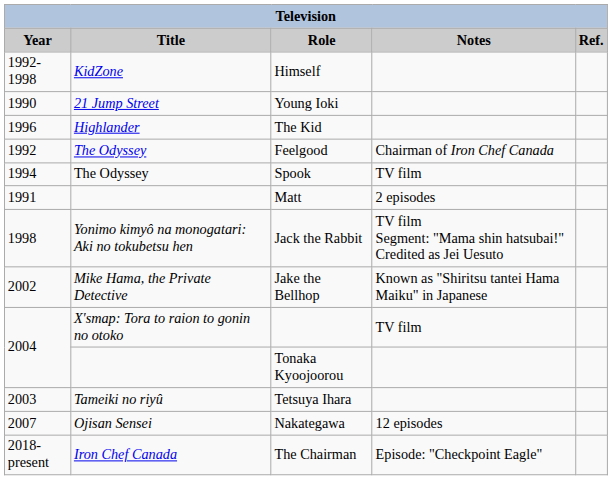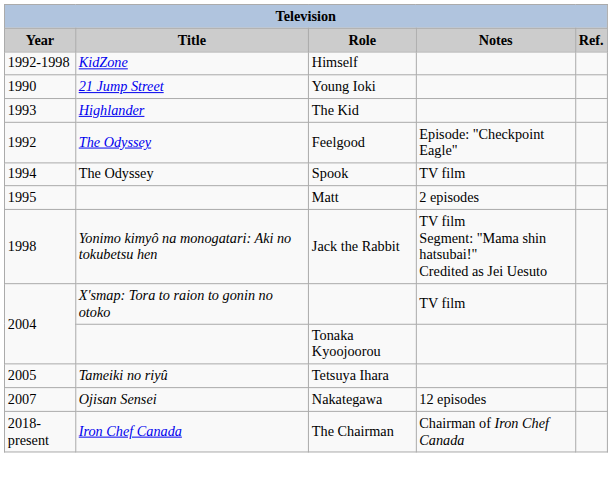(22, 127) 1996 -> (22, 110) 1993
(465, 151) Chairman of Iron Chef Canada -> (482, 142) Episode: "Checkpoint Eagle"
(22, 198) 1991 -> (22, 198) 1995
- row: (298, 287)
(22, 399) 2003 -> (22, 376) 2005
(459, 455) Episode: "Checkpoint Eagle" -> (484, 431) Chairman of Iron Chef Canada
